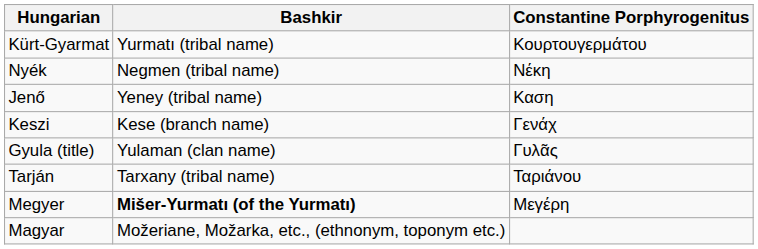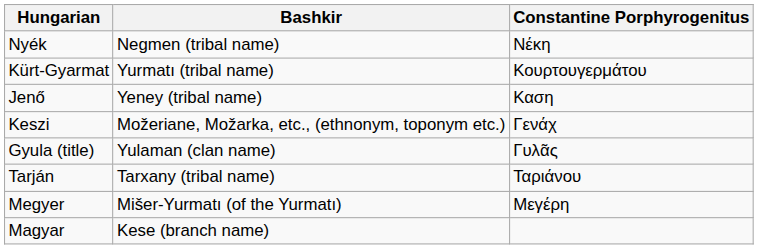rows swapped: (28, 71) <-> (59, 44)
(193, 124) Kese (branch name) -> (311, 124) Možeriane, Možarka, etc., (ethnonym, toponym etc.)
(236, 204) bold -> (229, 204) normal
(311, 230) Možeriane, Možarka, etc., (ethnonym, toponym etc.) -> (193, 230) Kese (branch name)
